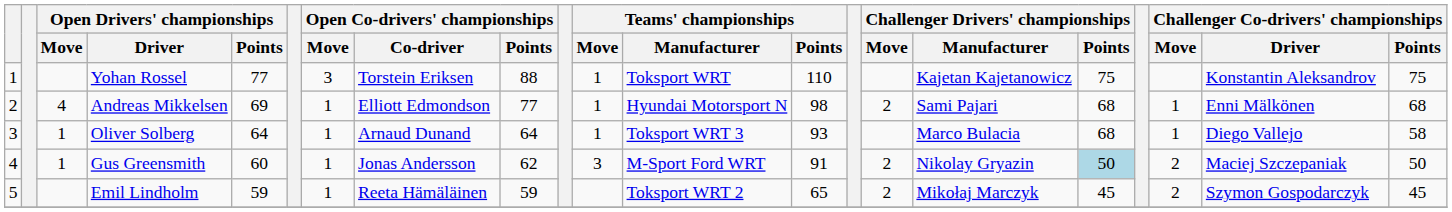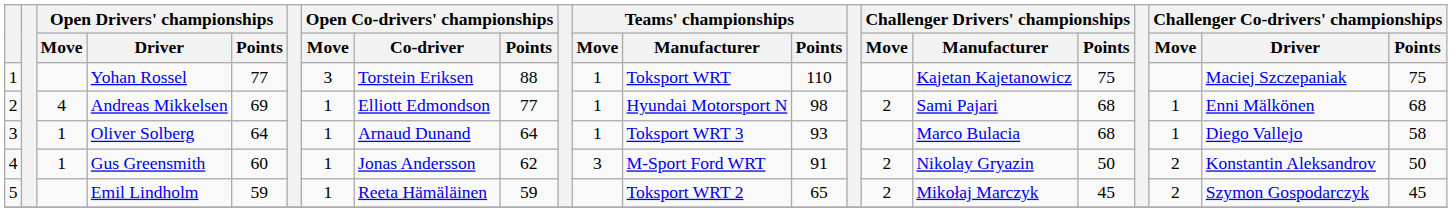(1291, 76) Konstantin Aleksandrov -> (1276, 76) Maciej Szczepaniak
(1106, 163) lightblue background -> (1106, 163) no background
(1276, 163) Maciej Szczepaniak -> (1291, 163) Konstantin Aleksandrov
